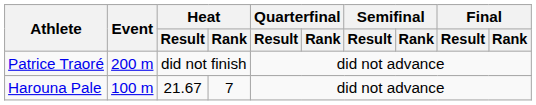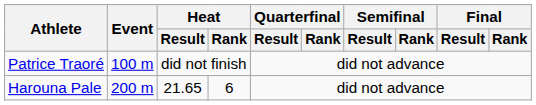(132, 64) 200 m -> (132, 64) 100 m
(132, 88) 100 m -> (132, 88) 200 m
(183, 88) 21.67 -> (183, 88) 21.65
(229, 88) 7 -> (229, 88) 6
